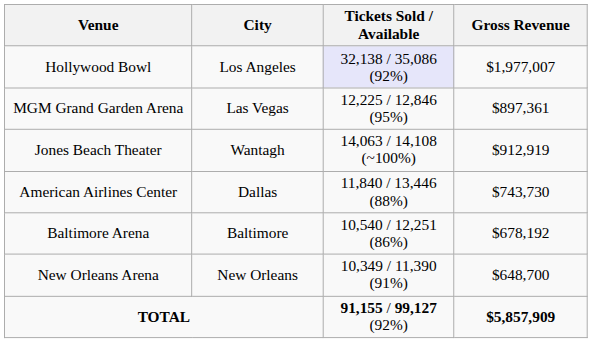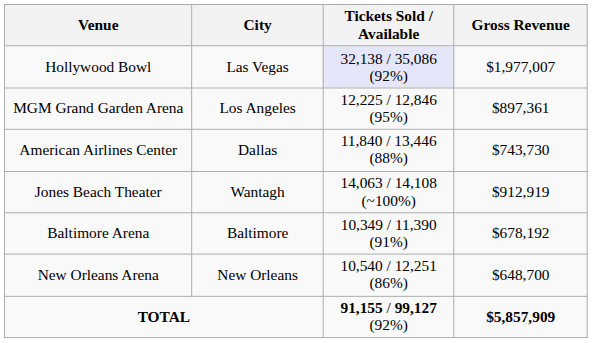(258, 66) Los Angeles -> (258, 66) Las Vegas
(258, 108) Las Vegas -> (258, 108) Los Angeles
rows swapped: (98, 191) <-> (98, 150)
(389, 233) 10,540 / 12,251 (86%) -> (389, 233) 10,349 / 11,390 (91%)
(389, 275) 10,349 / 11,390 (91%) -> (389, 275) 10,540 / 12,251 (86%)
